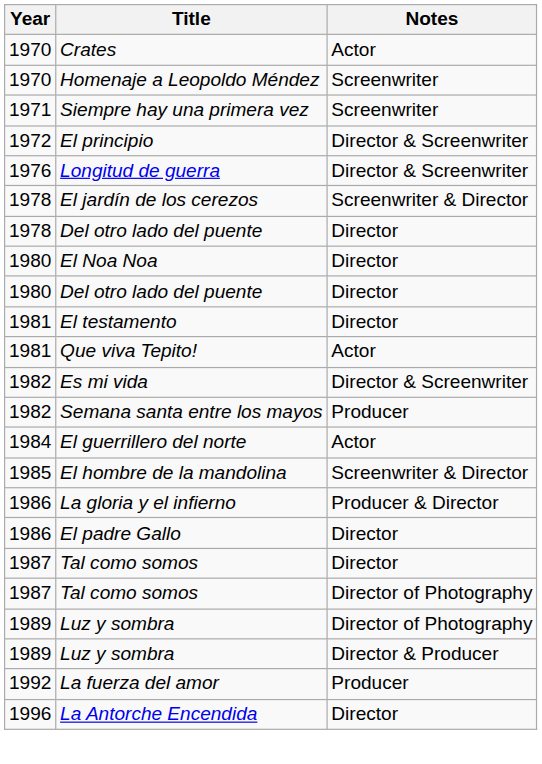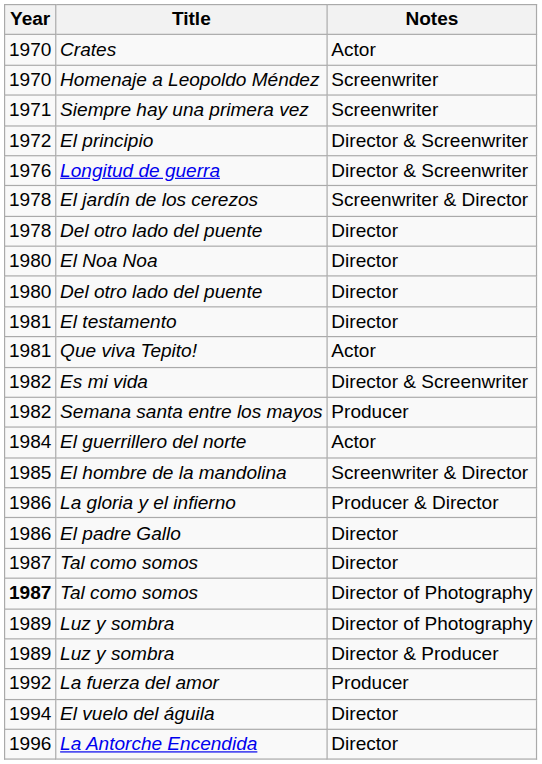(30, 593) normal -> (30, 593) bold
+ row: (137, 714)
